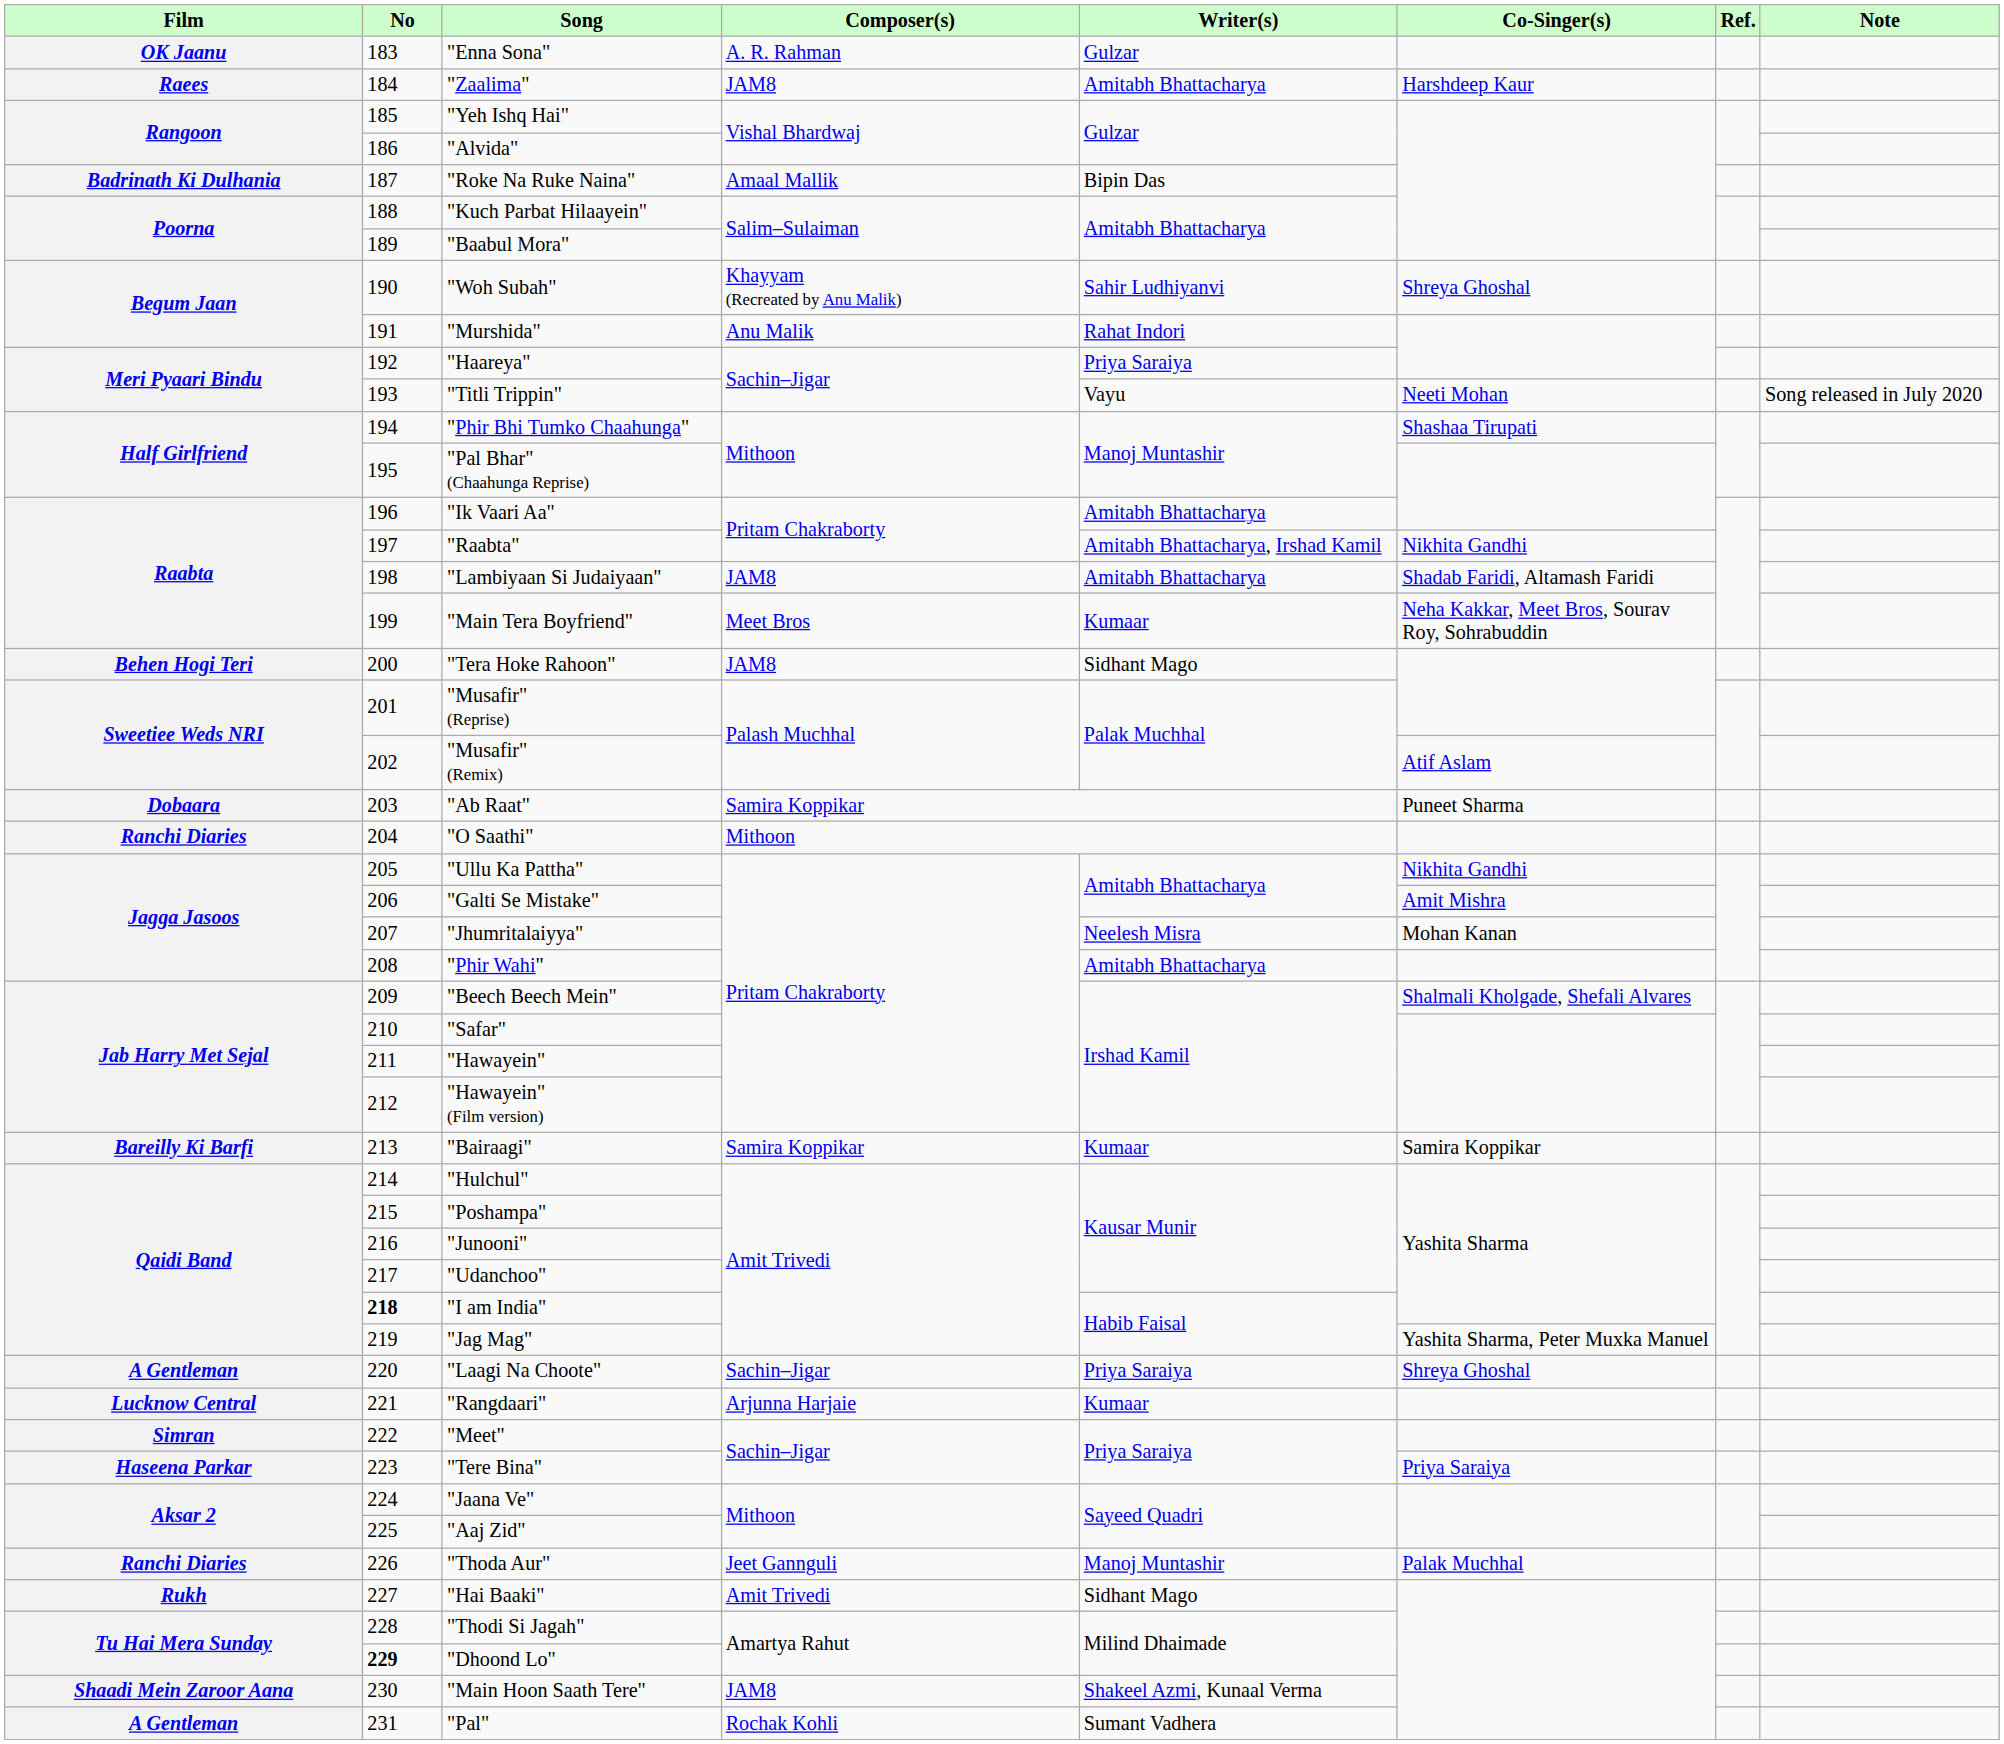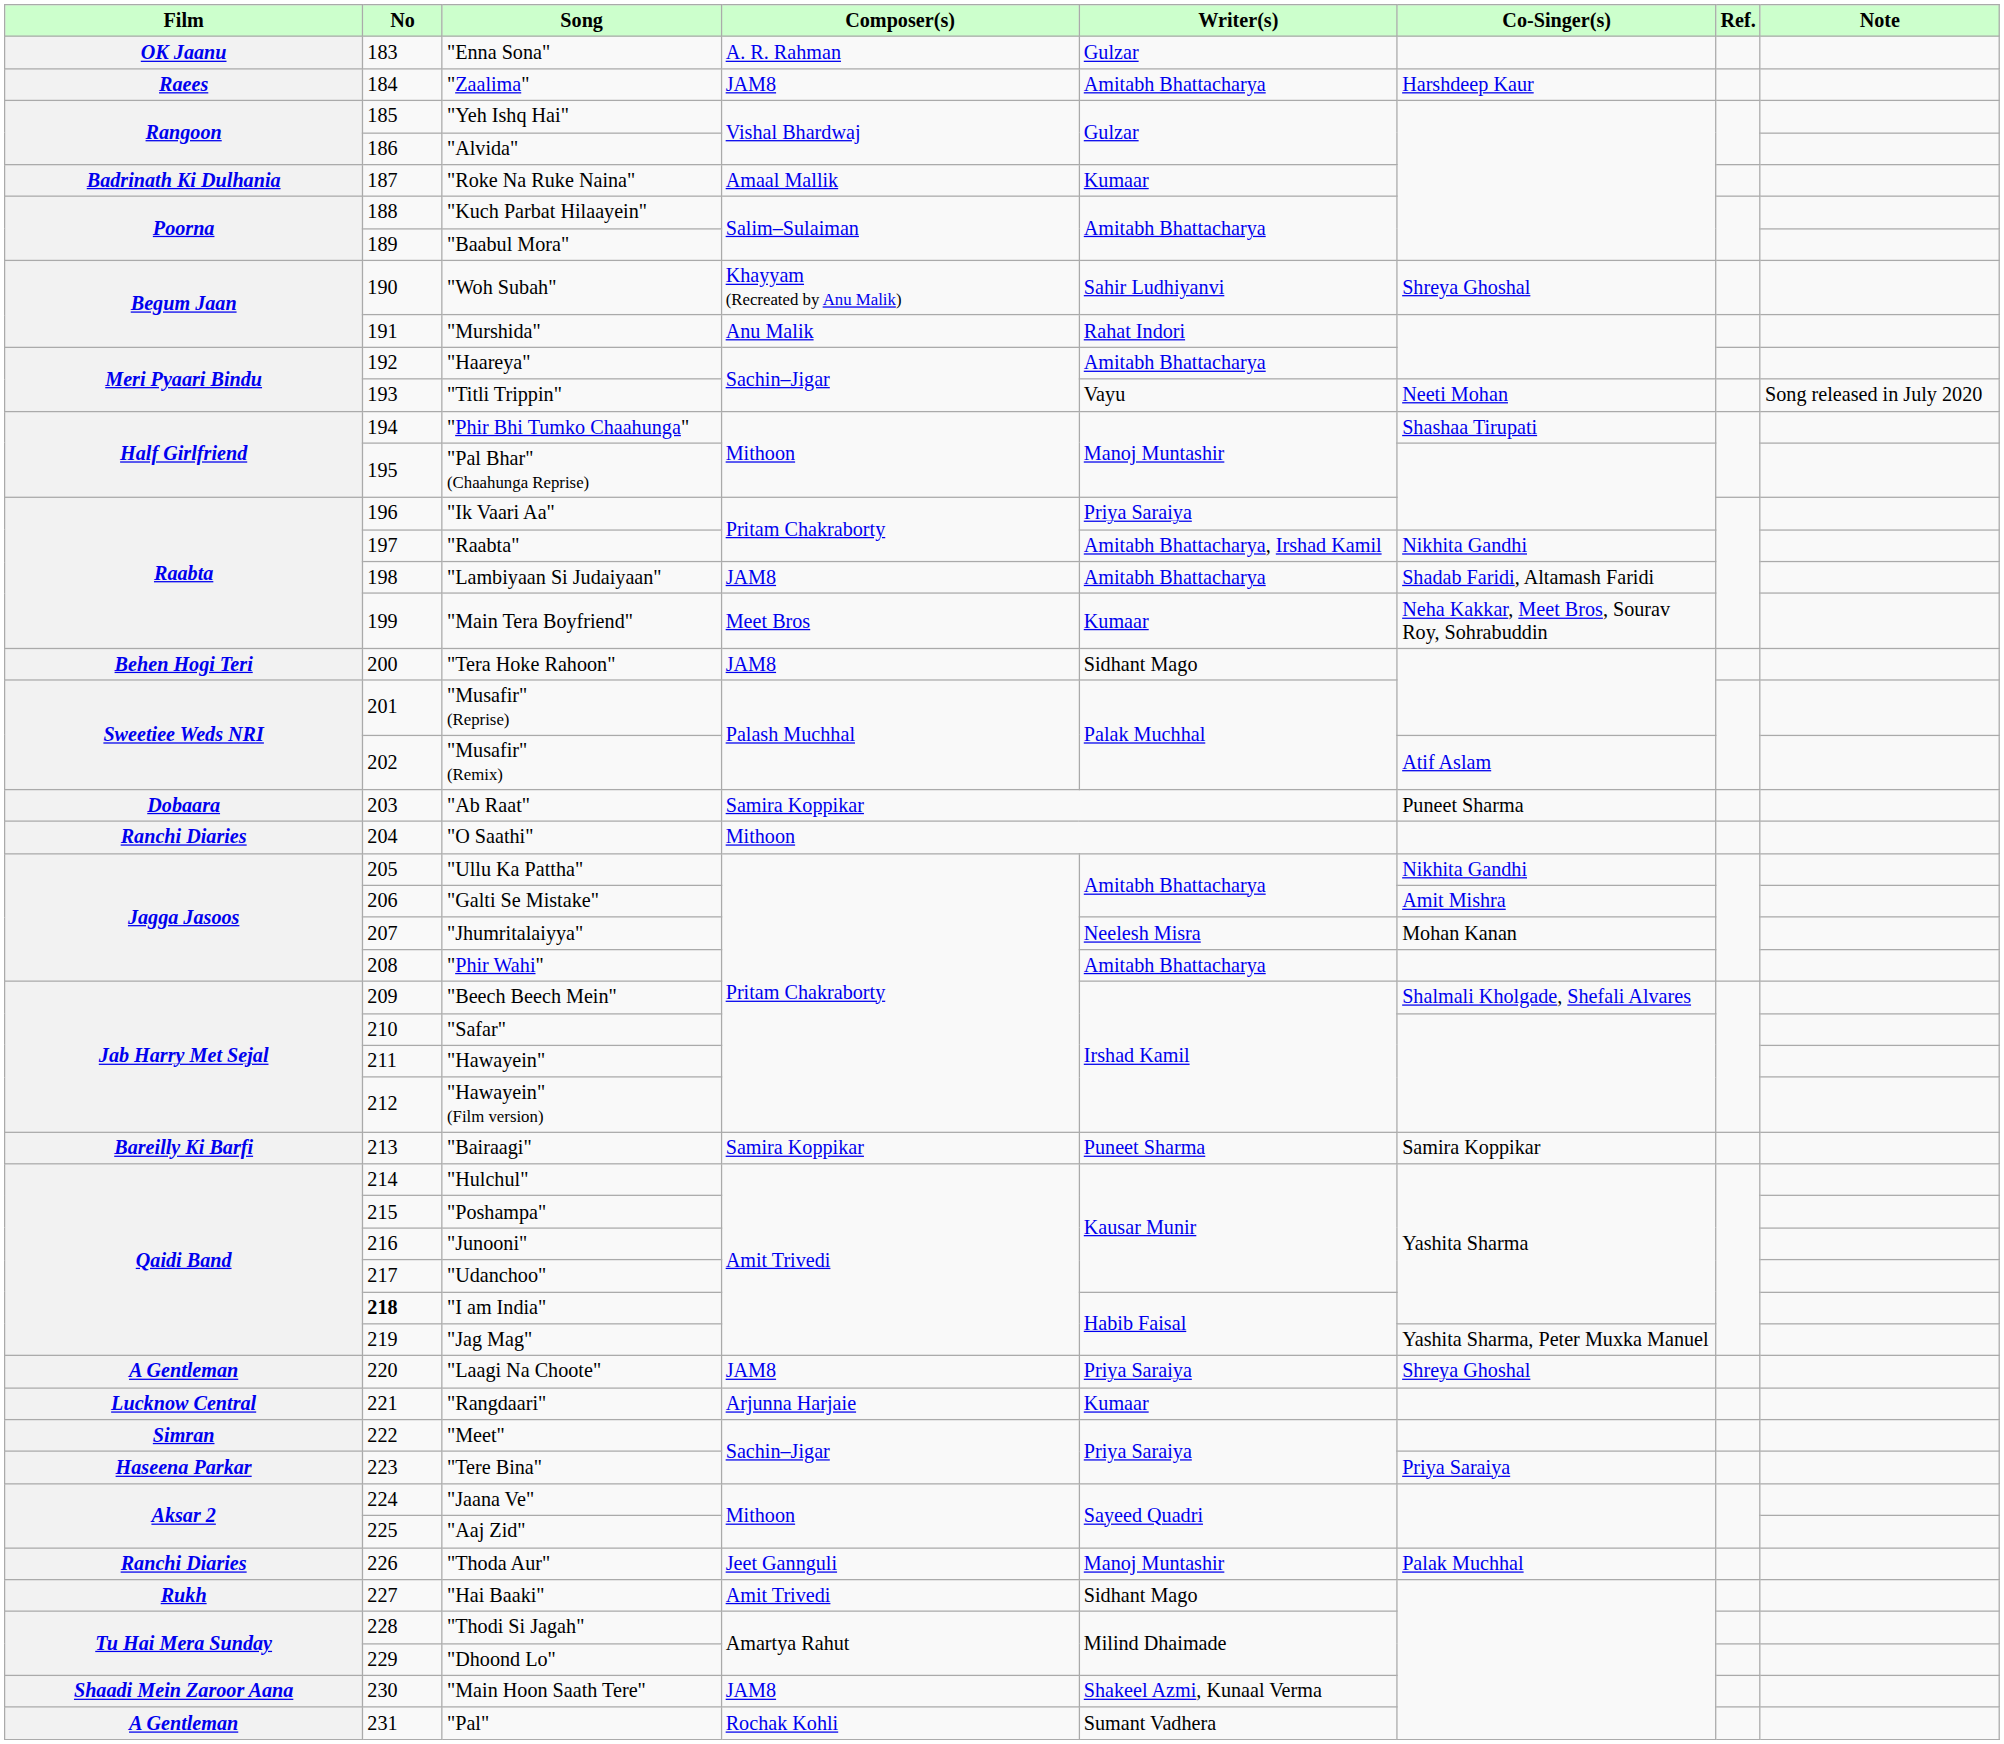(1124, 180) Bipin Das -> (1116, 180) Kumaar
(1138, 362) Priya Saraiya -> (1175, 362) Amitabh Bhattacharya
(1175, 513) Amitabh Bhattacharya -> (1138, 513) Priya Saraiya
(1116, 1147) Kumaar -> (1145, 1147) Puneet Sharma
(778, 1371) Sachin–Jigar -> (751, 1371) JAM8
(382, 1659) bold -> (382, 1659) normal
